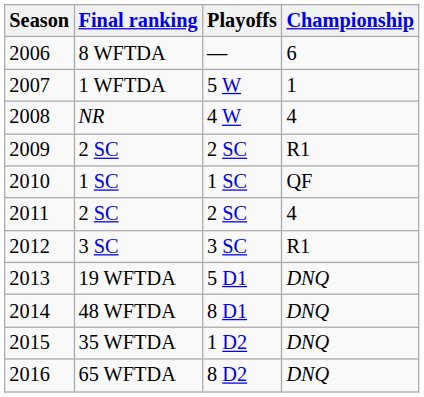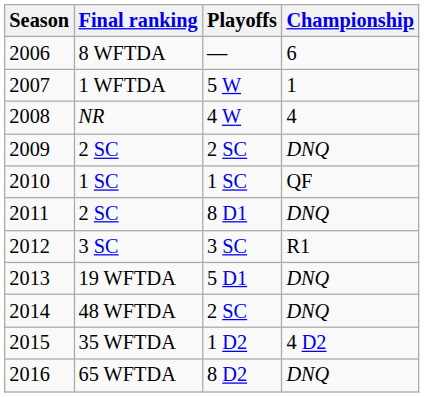(298, 149) R1 -> (308, 149) DNQ
(227, 213) 2 SC -> (227, 213) 8 D1
(291, 213) 4 -> (308, 213) DNQ
(227, 310) 8 D1 -> (227, 310) 2 SC
(308, 342) DNQ -> (306, 342) 4 D2
